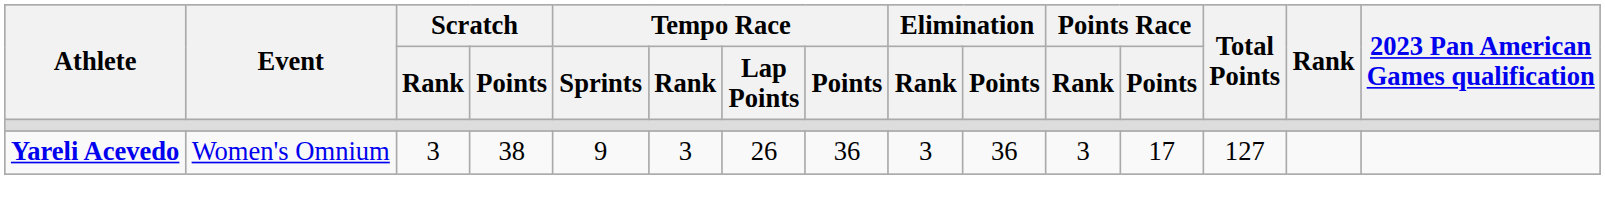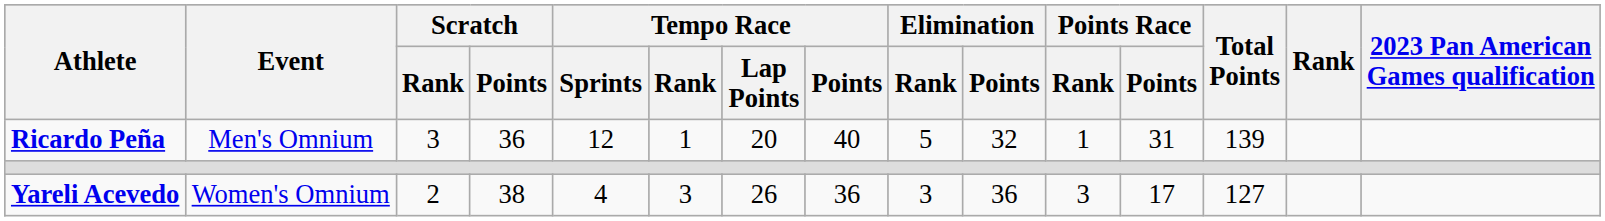+ row: (88, 139)
(433, 151) 3 -> (433, 194) 2
(601, 151) 9 -> (601, 194) 4
